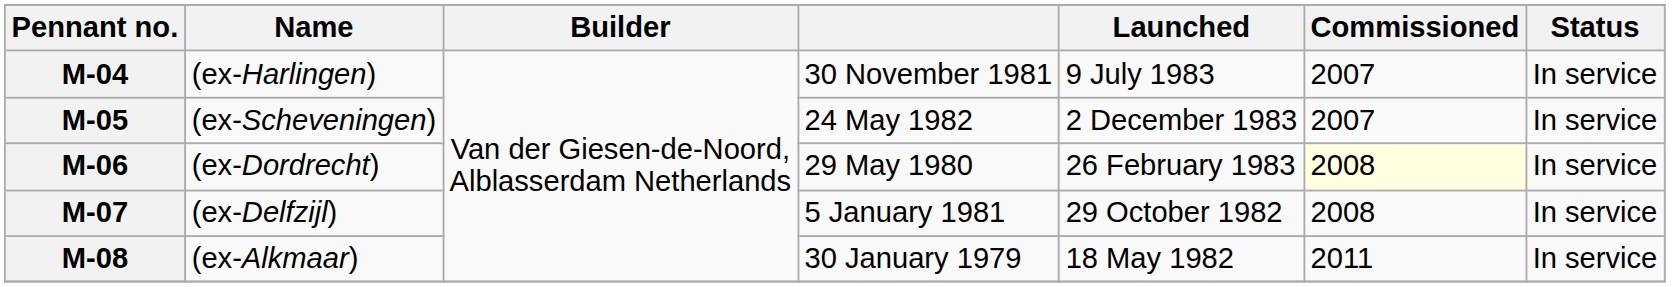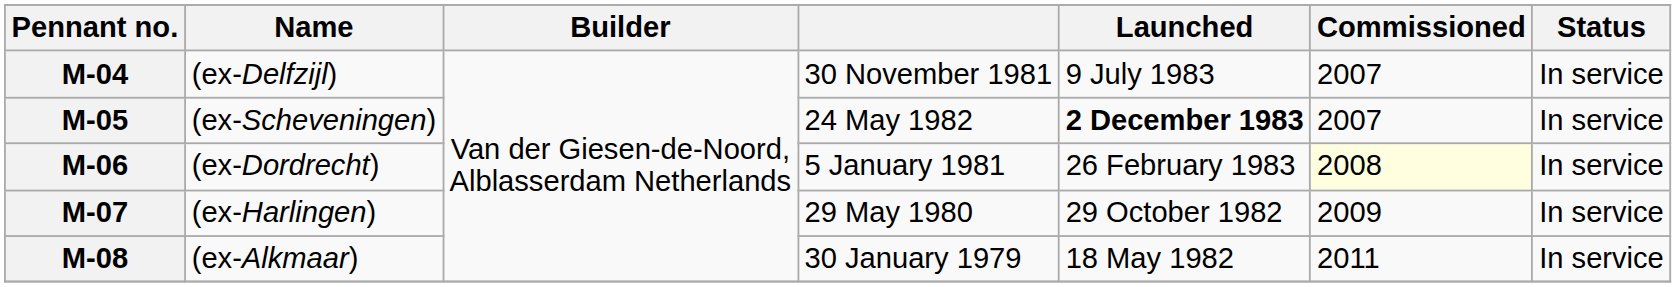(284, 73) (ex-Harlingen) -> (265, 73) (ex-Delfzijl)
(1181, 119) normal -> (1185, 119) bold
(889, 166) 29 May 1980 -> (905, 166) 5 January 1981
(265, 212) (ex-Delfzijl) -> (284, 212) (ex-Harlingen)
(905, 212) 5 January 1981 -> (889, 212) 29 May 1980
(1343, 212) 2008 -> (1349, 212) 2009
